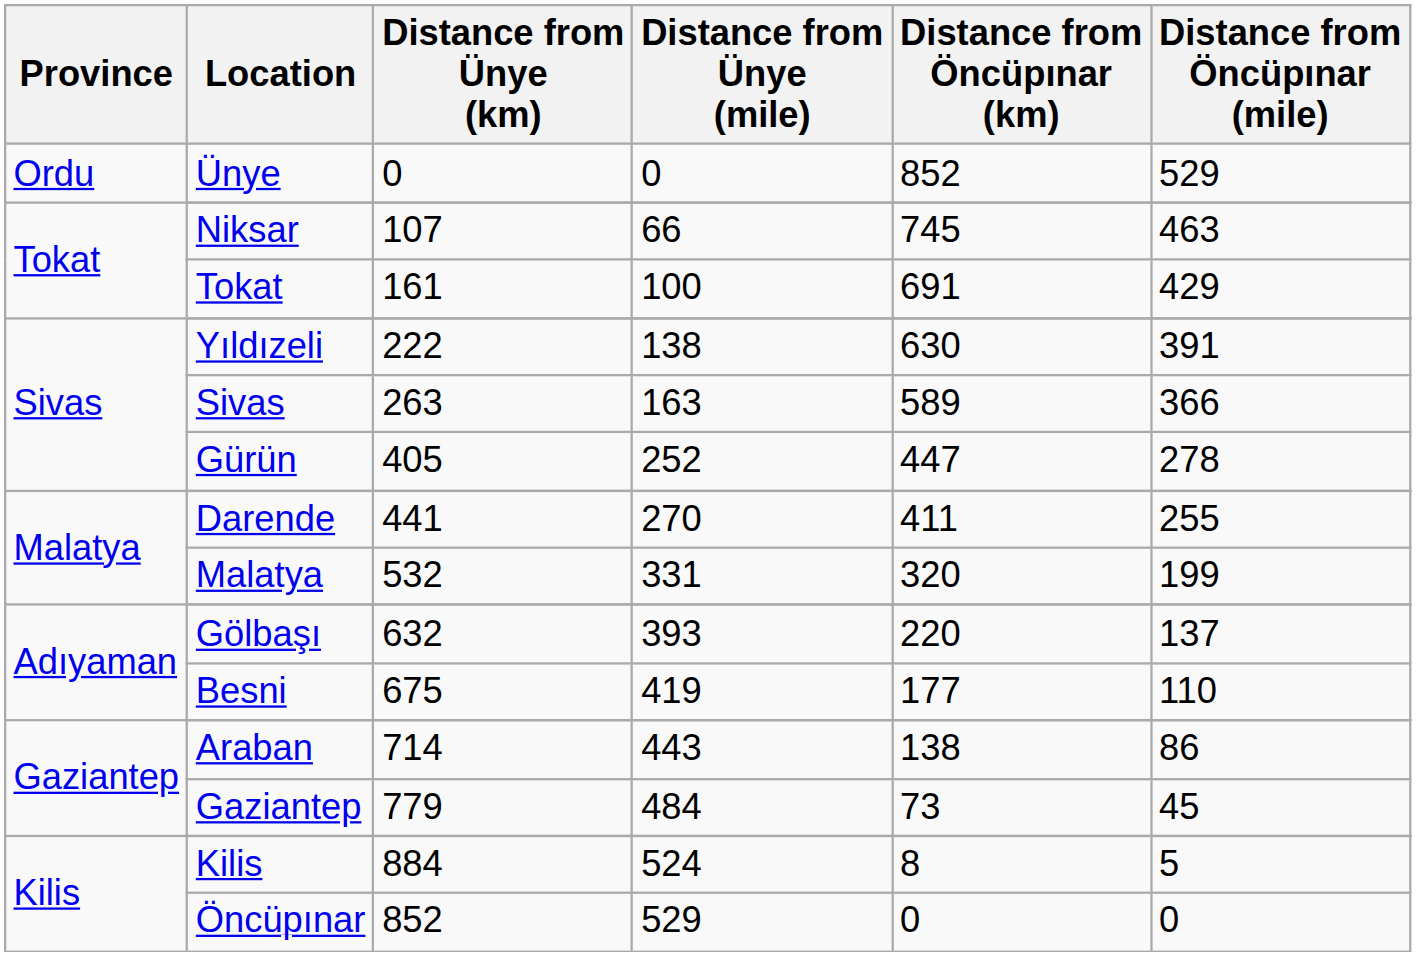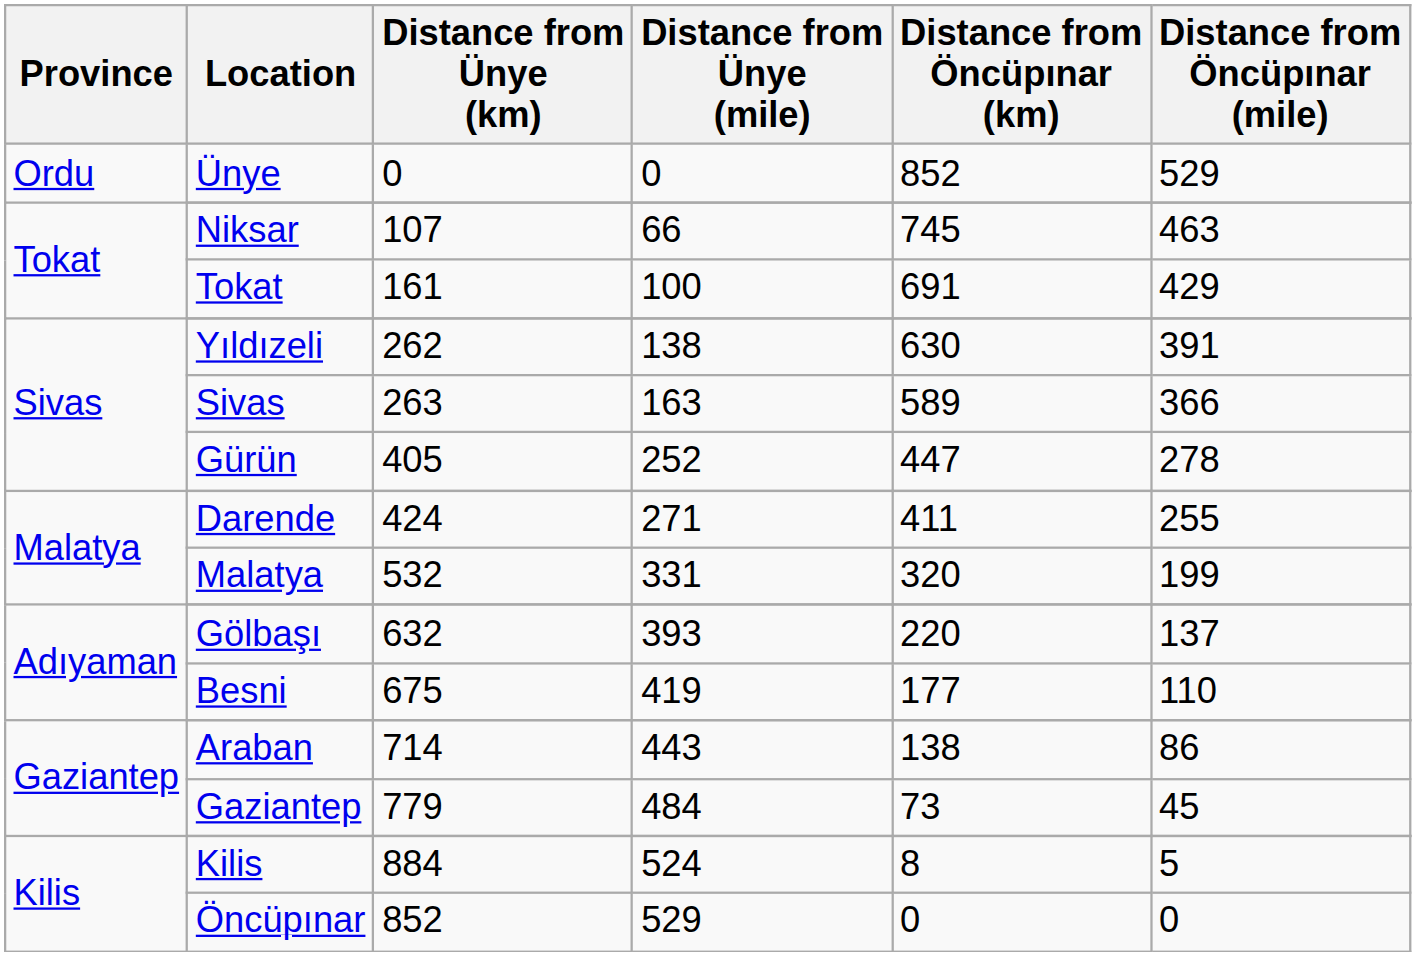(412, 345) 222 -> (412, 345) 262
(412, 518) 441 -> (412, 518) 424
(671, 518) 270 -> (671, 518) 271
